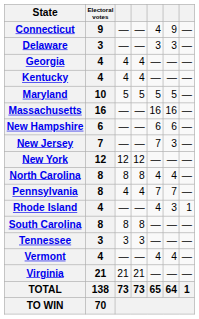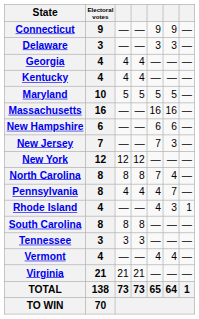(158, 29) 4 -> (158, 29) 9
(158, 175) 4 -> (158, 175) 7
(158, 192) 7 -> (158, 192) 4
